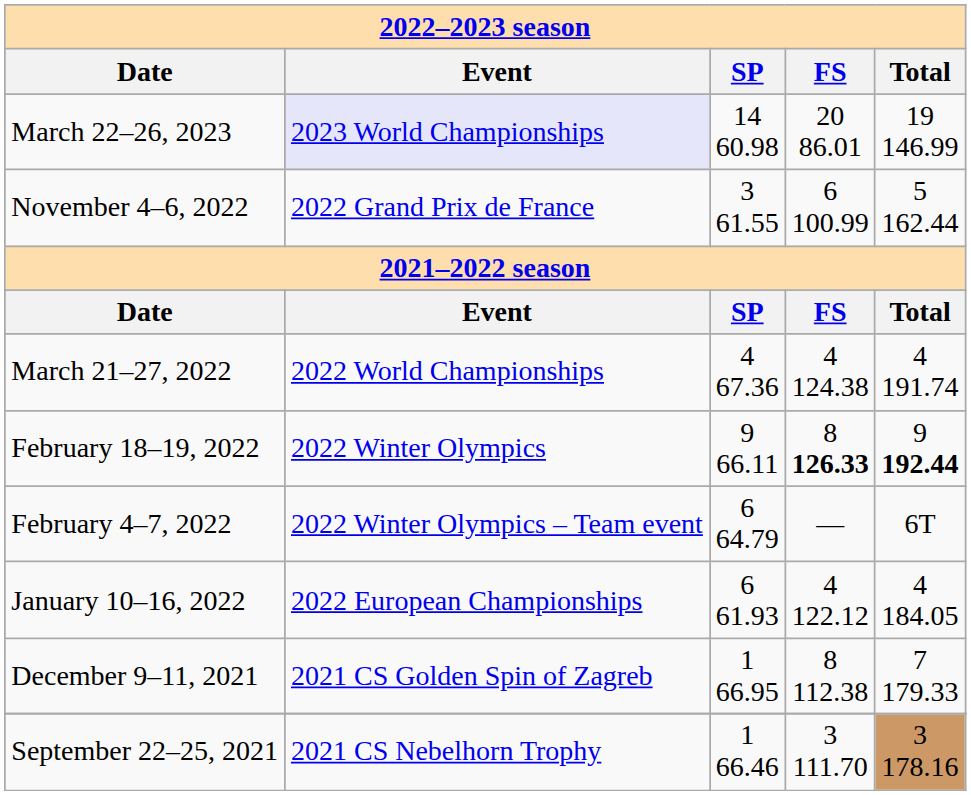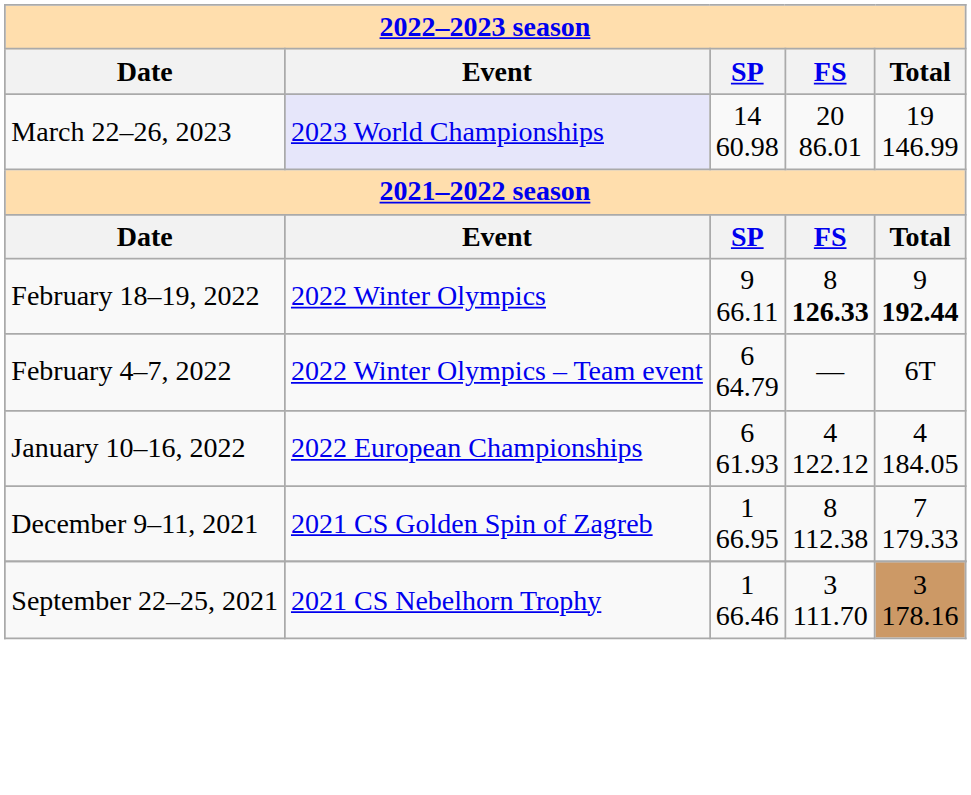- row: (130, 207)
- row: (121, 371)
